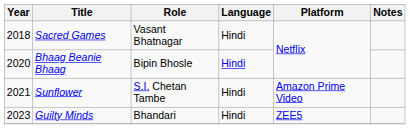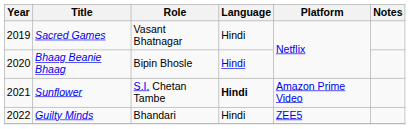(19, 35) 2018 -> (19, 35) 2019
(233, 92) normal -> (234, 92) bold
(19, 115) 2023 -> (19, 115) 2022
